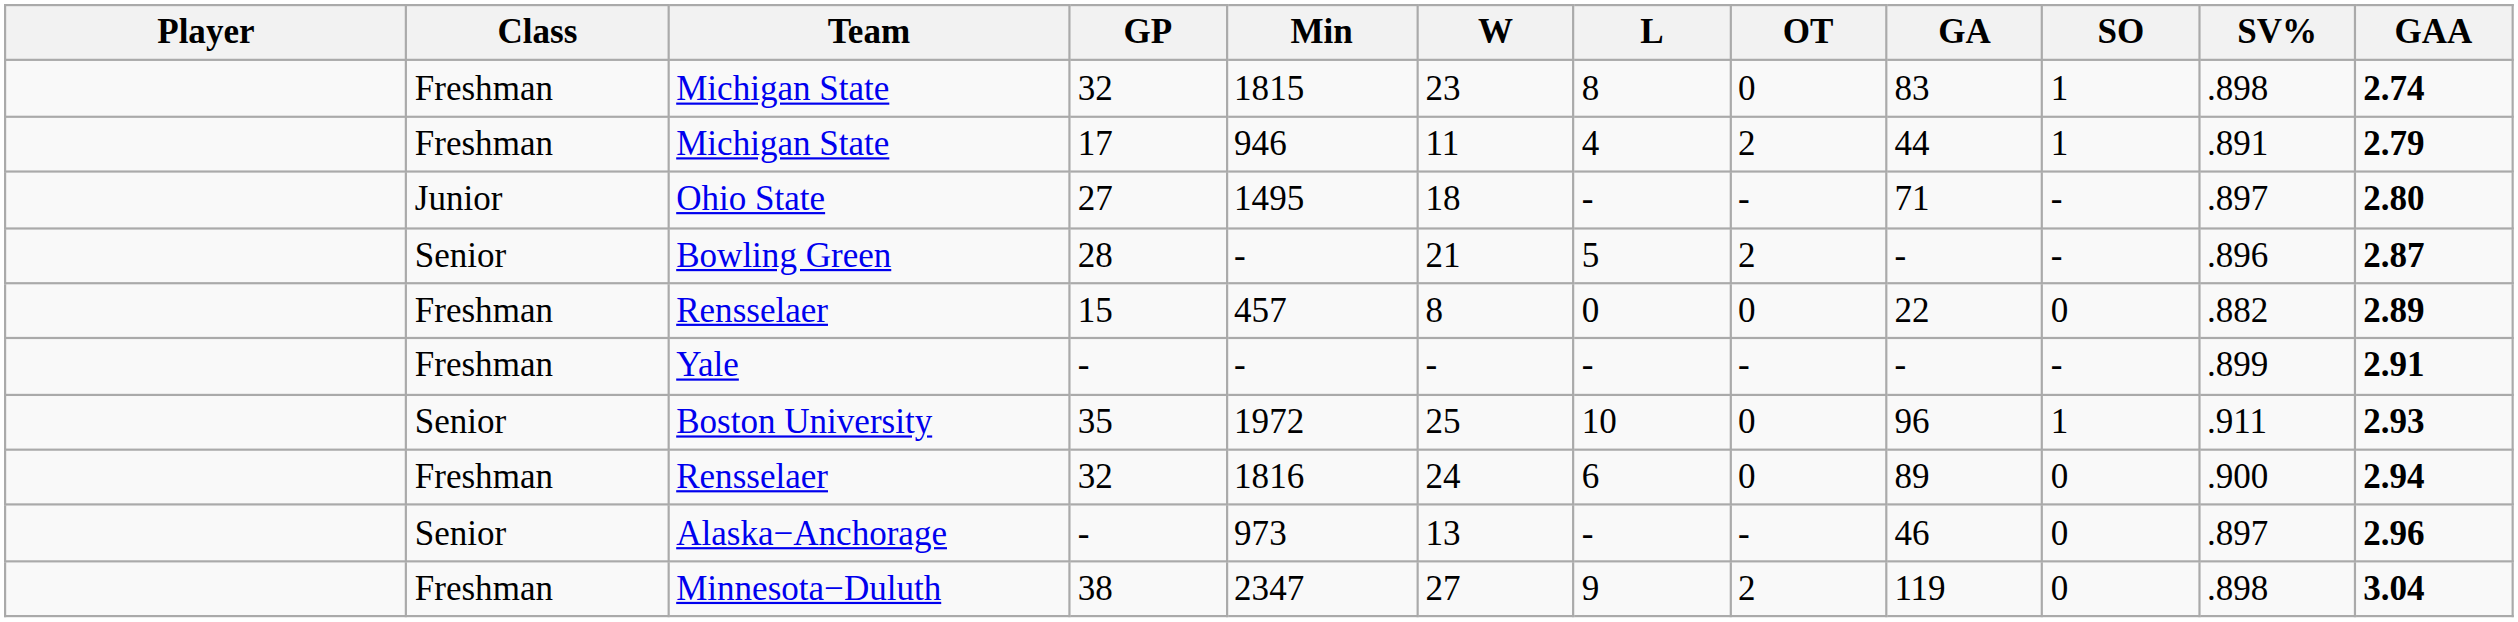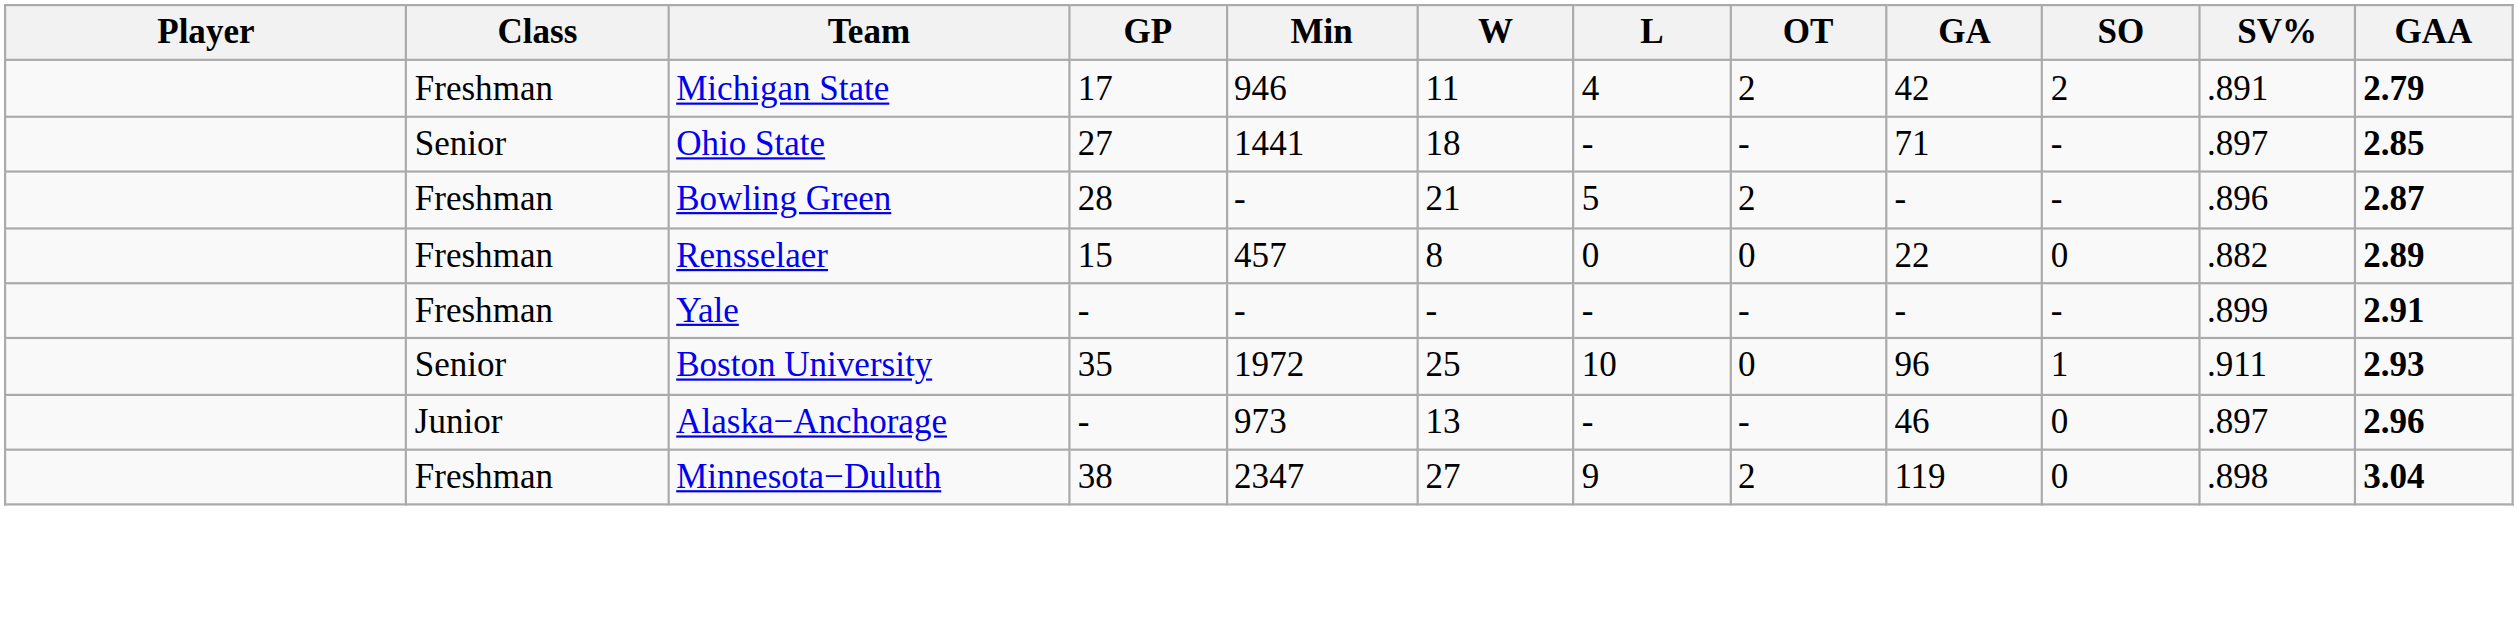- row: (783, 87)
(1912, 143) 44 -> (1912, 87) 42
(2059, 143) 1 -> (2059, 87) 2
(459, 198) Junior -> (461, 143) Senior
(1269, 198) 1495 -> (1269, 143) 1441
(2394, 198) 2.80 -> (2394, 143) 2.85
(461, 254) Senior -> (484, 198) Freshman
- row: (752, 476)
(461, 532) Senior -> (459, 421) Junior
